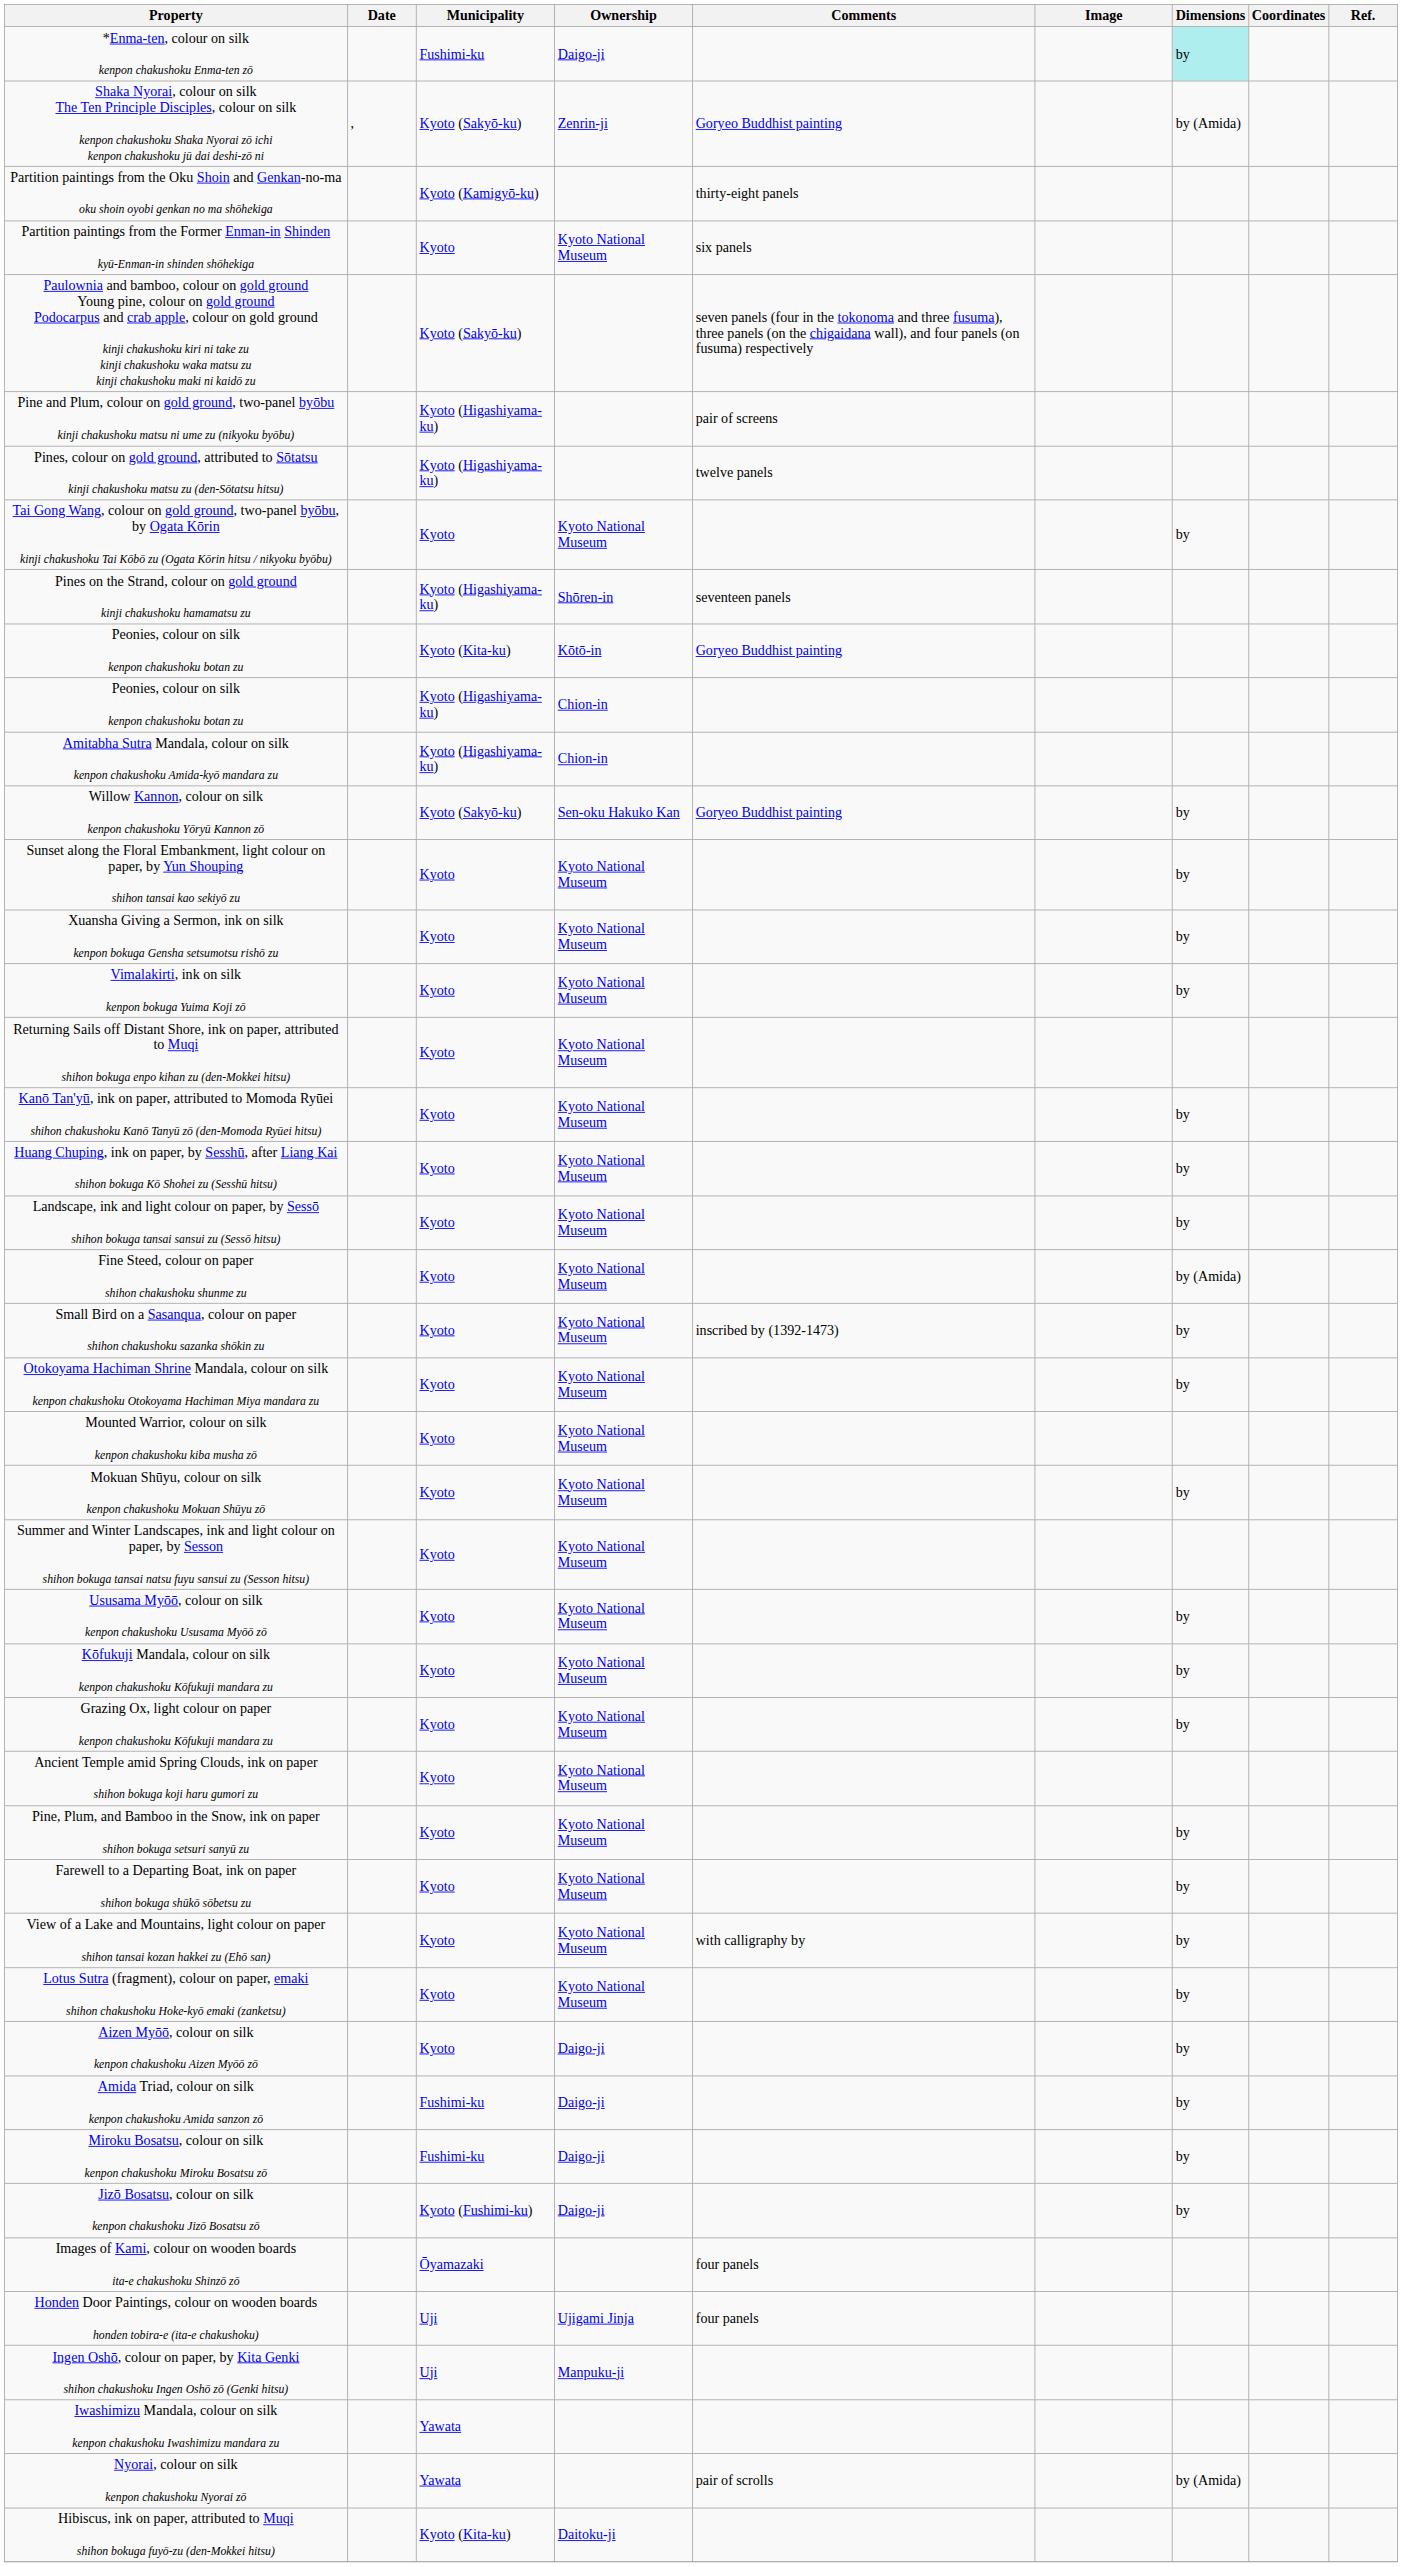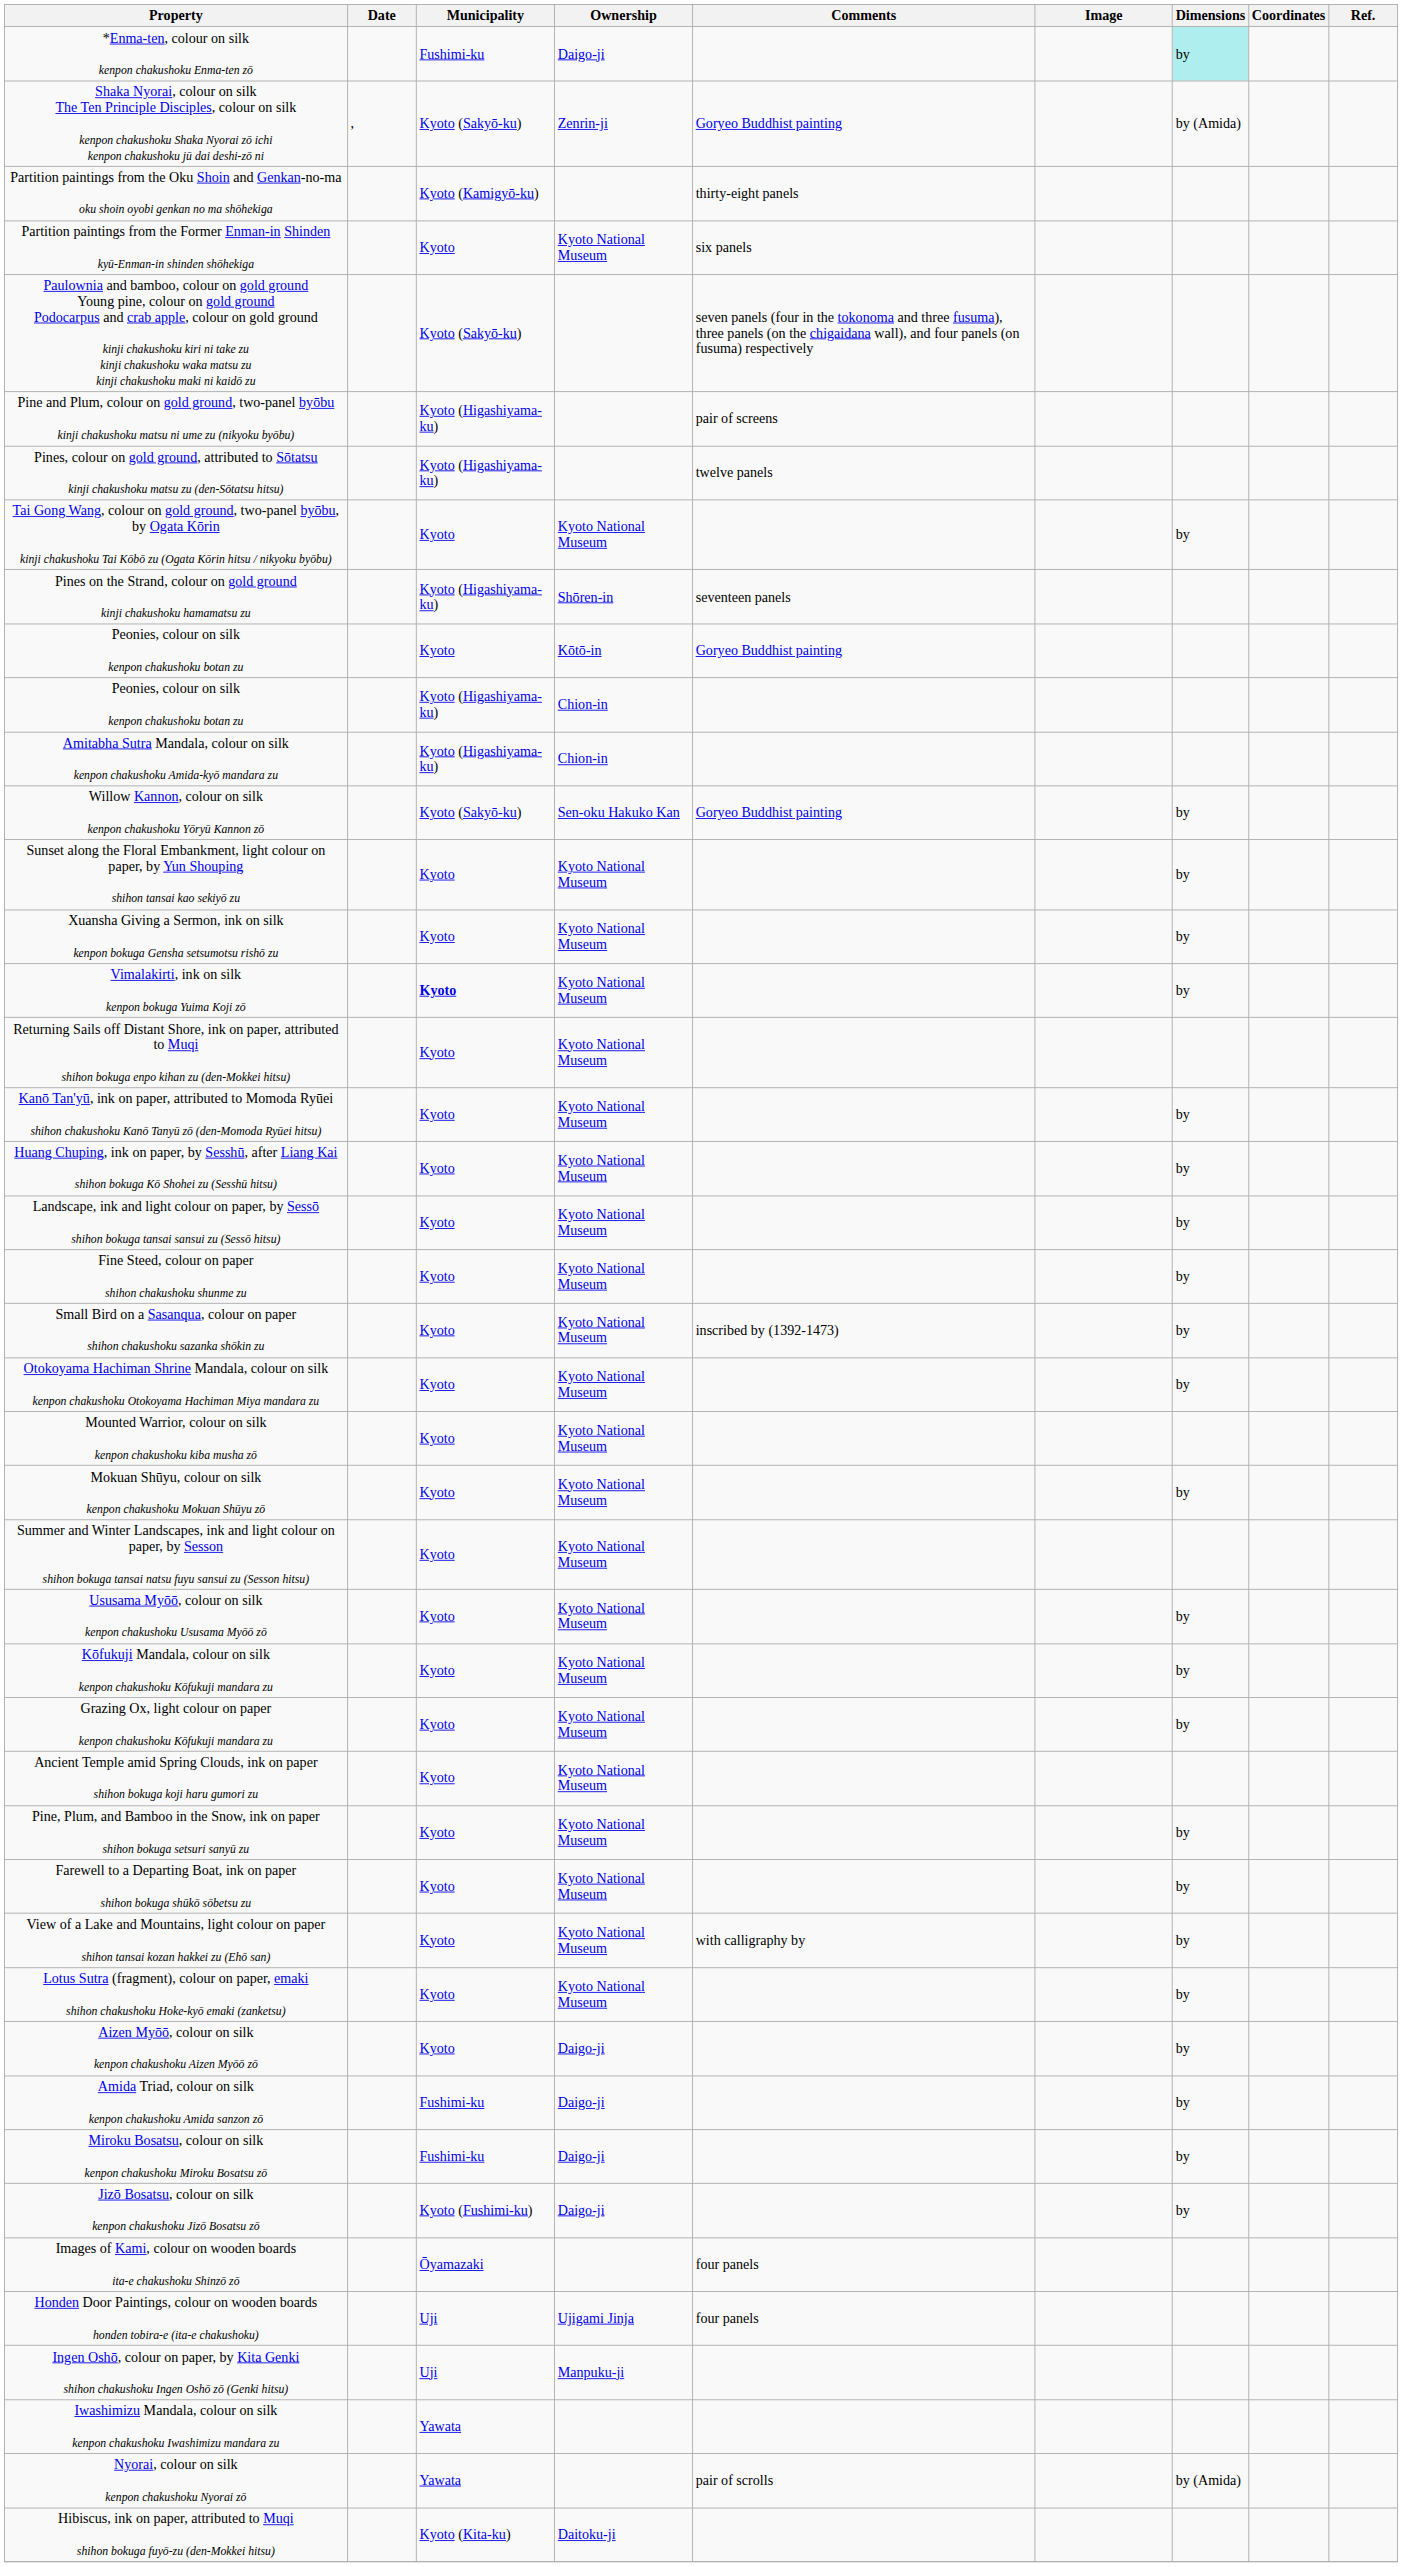(465, 650) Kyoto (Kita-ku) -> (437, 650) Kyoto
(437, 990) normal -> (438, 990) bold
(1208, 1276) by (Amida) -> (1183, 1276) by
